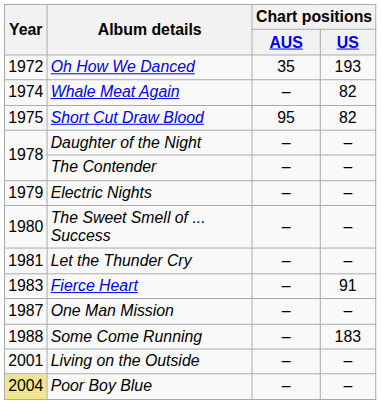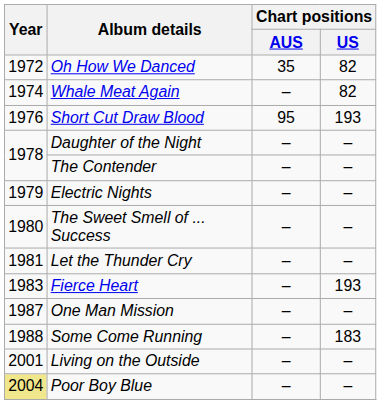(348, 67) 193 -> (348, 67) 82
(26, 117) 1975 -> (26, 117) 1976
(348, 117) 82 -> (348, 117) 193
(348, 286) 91 -> (348, 286) 193
